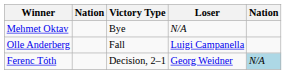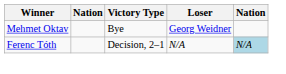(179, 28) N/A -> (200, 28) Georg Weidner
- row: (38, 45)
(202, 61) Georg Weidner -> (177, 45) N/A
